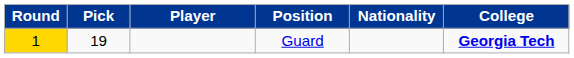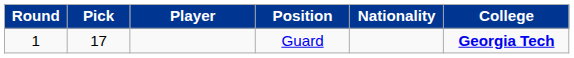(36, 40) gold background -> (36, 40) no background
(99, 40) 19 -> (99, 40) 17
